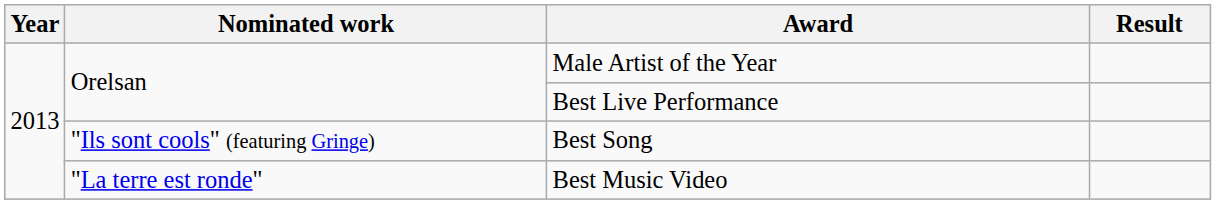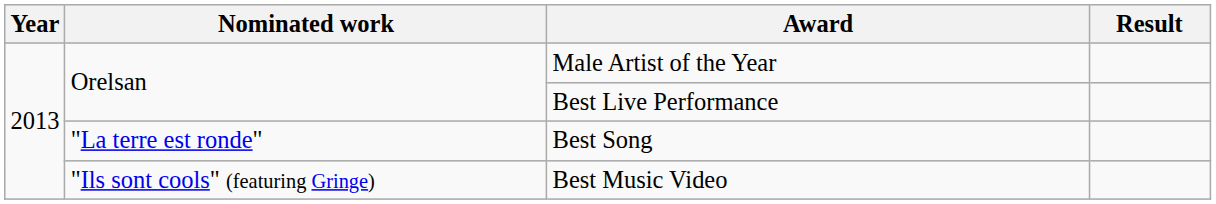(223, 140) "Ils sont cools" (featuring Gringe) -> (167, 140) "La terre est ronde"
(167, 179) "La terre est ronde" -> (223, 179) "Ils sont cools" (featuring Gringe)
